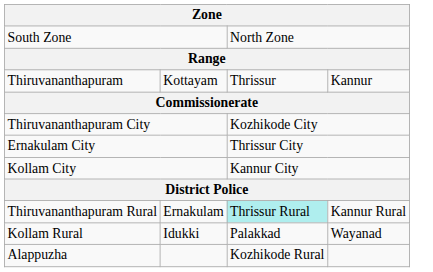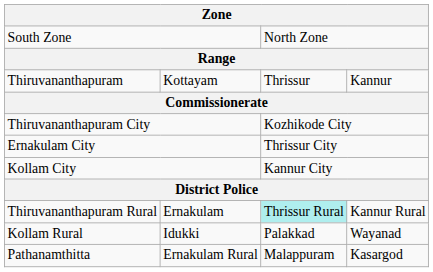+ row: (49, 255)
- row: (37, 255)
